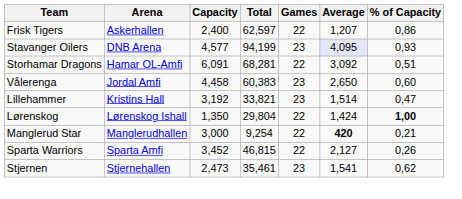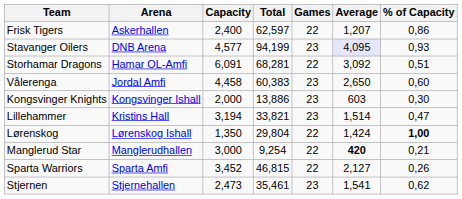+ row: (57, 99)
(215, 99) 3,192 -> (228, 116) 3,194
